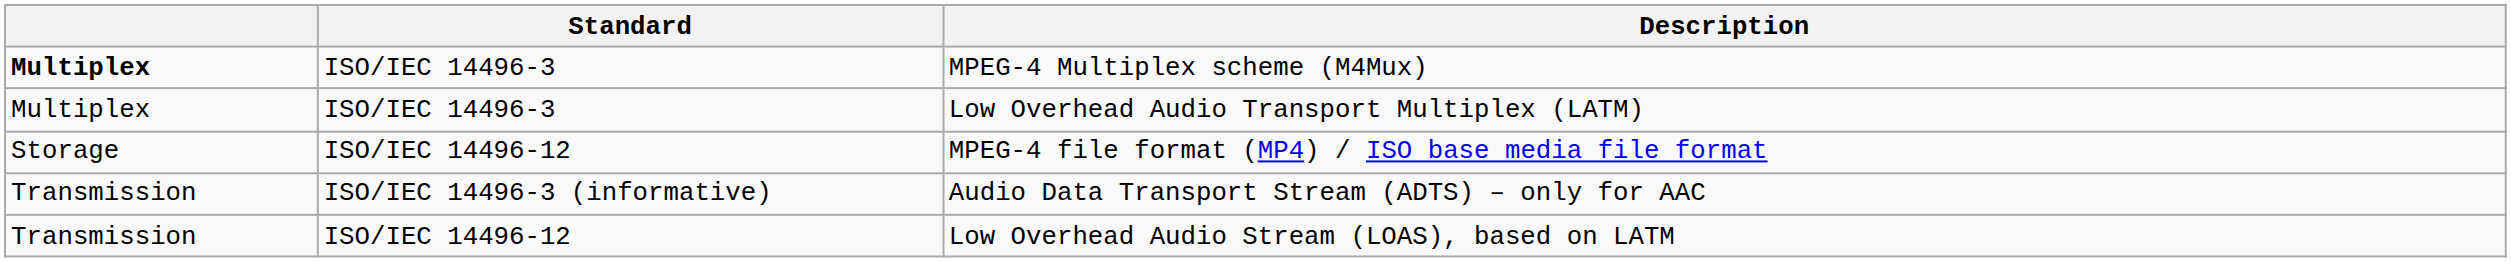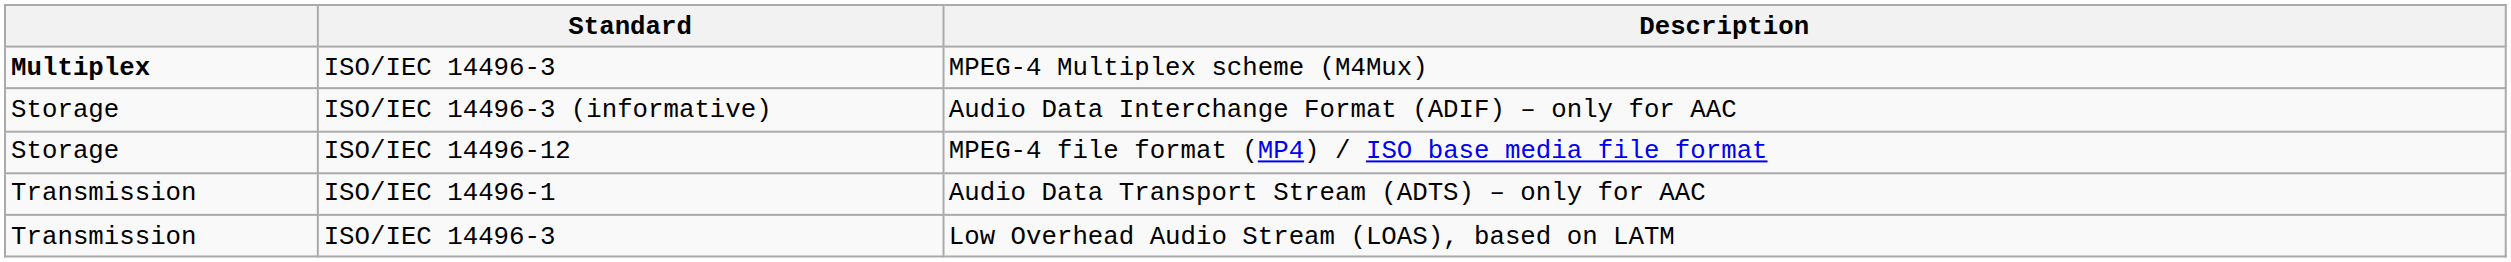- row: (1296, 110)
+ row: (1343, 110)
(548, 194) ISO/IEC 14496-3 (informative) -> (440, 194) ISO/IEC 14496-1
(447, 236) ISO/IEC 14496-12 -> (440, 236) ISO/IEC 14496-3
